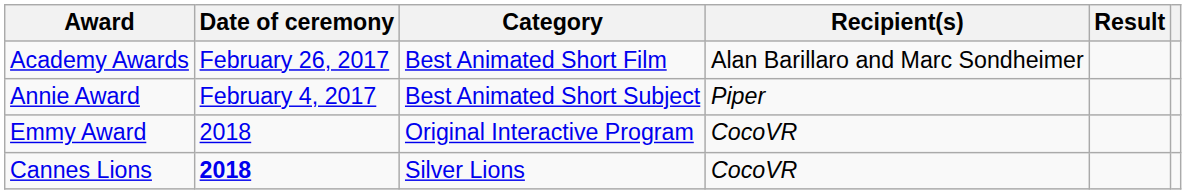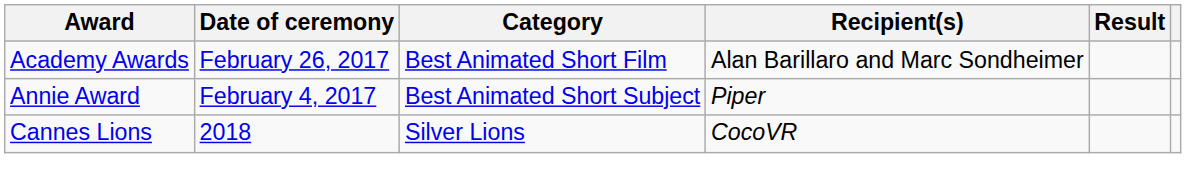- row: (78, 133)
(225, 170) bold -> (225, 133) normal
